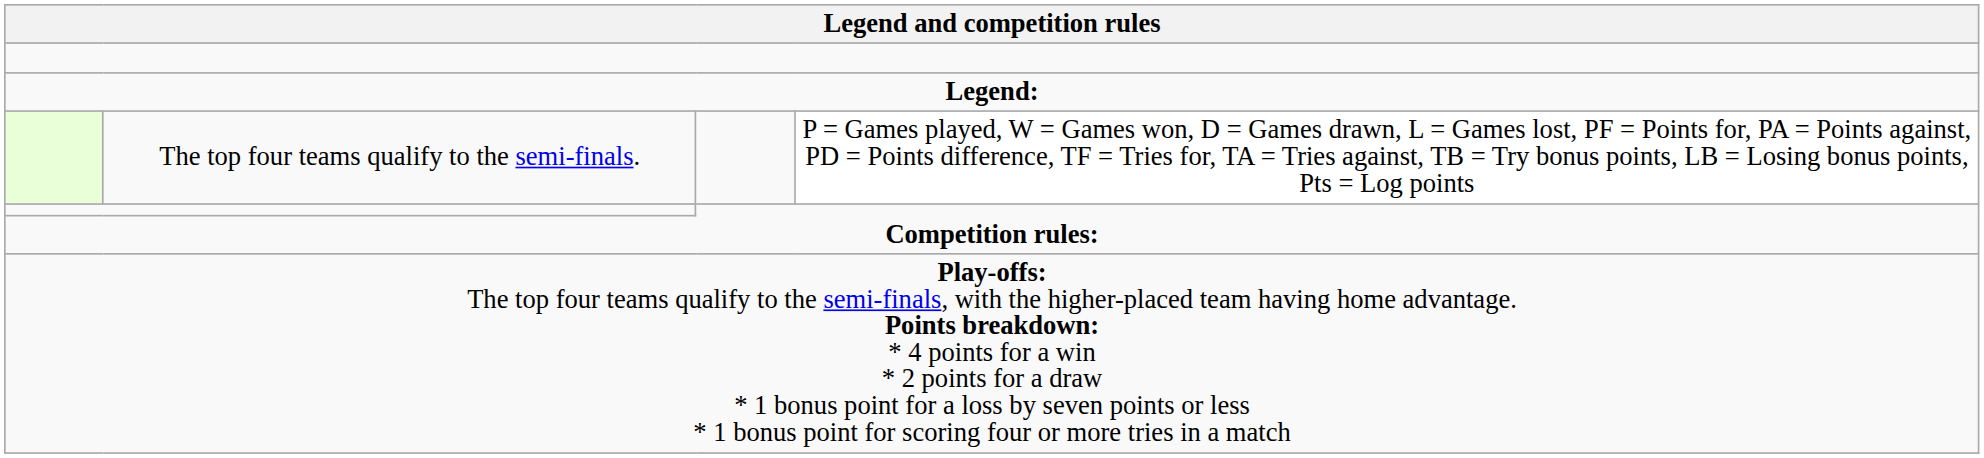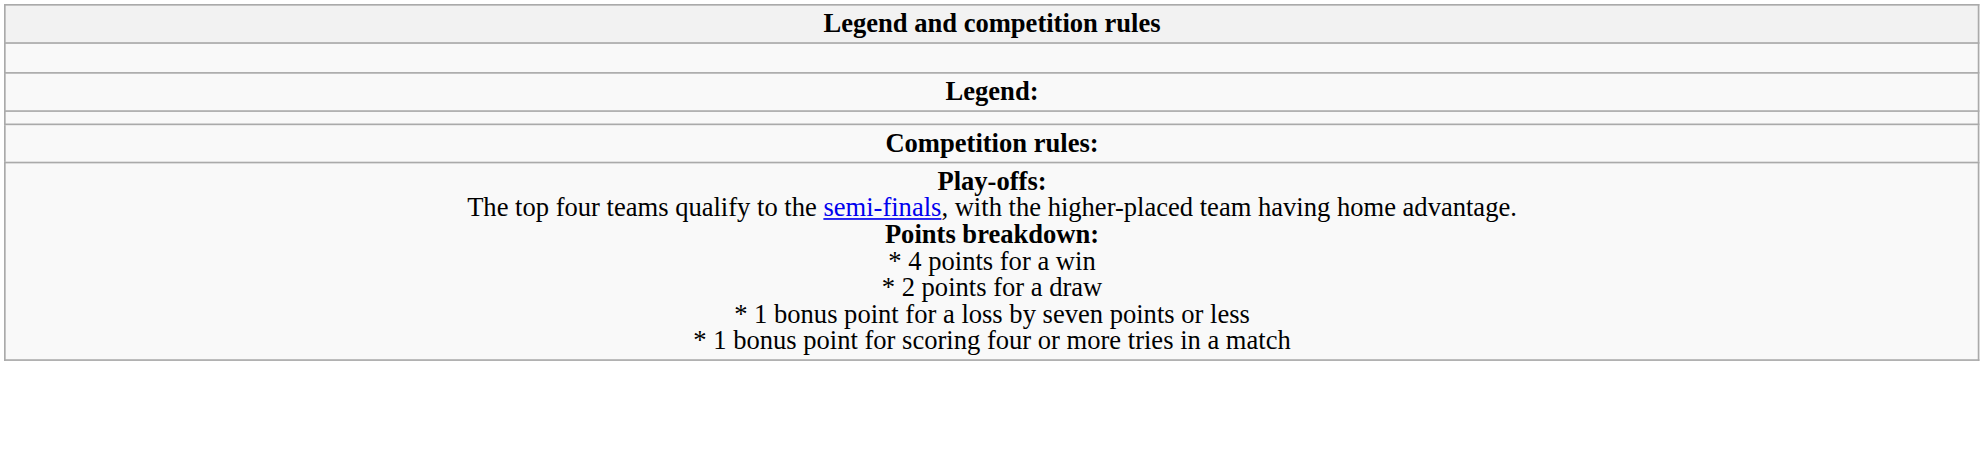- row: (400, 156)
